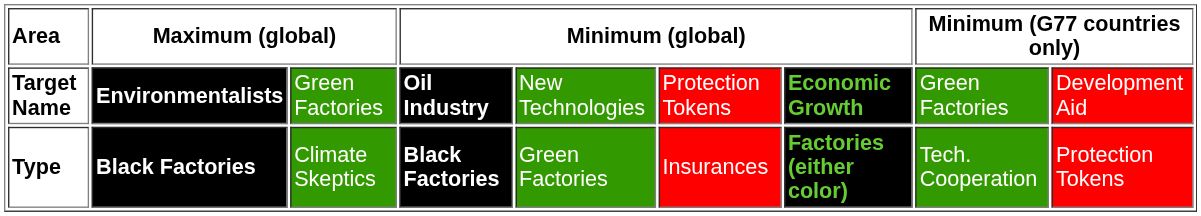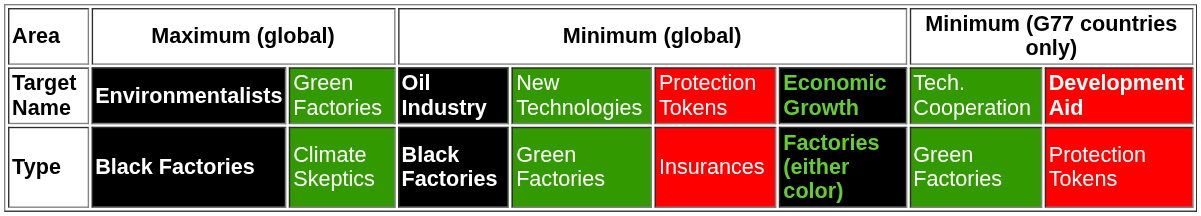(964, 95) Green Factories -> (972, 95) Tech. Cooperation
(1120, 95) normal -> (1117, 95) bold
(979, 167) Tech. Cooperation -> (958, 167) Green Factories
